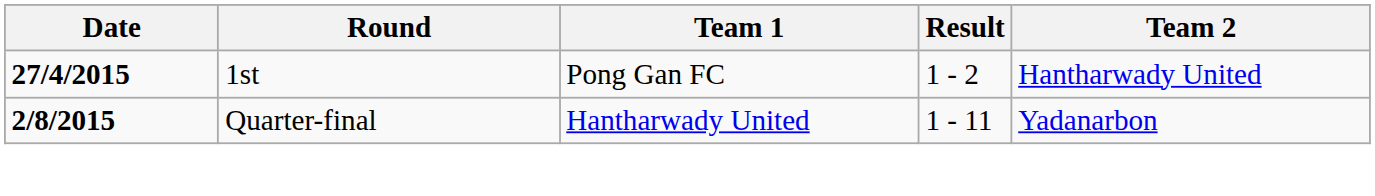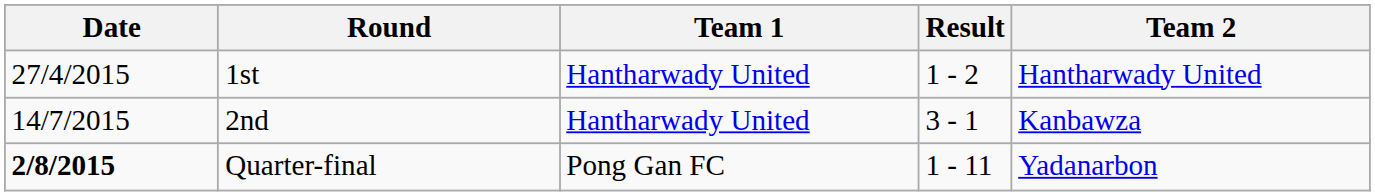(71, 73) bold -> (71, 73) normal
(646, 73) Pong Gan FC -> (688, 73) Hantharwady United
+ row: (247, 119)
(688, 119) Hantharwady United -> (646, 166) Pong Gan FC
